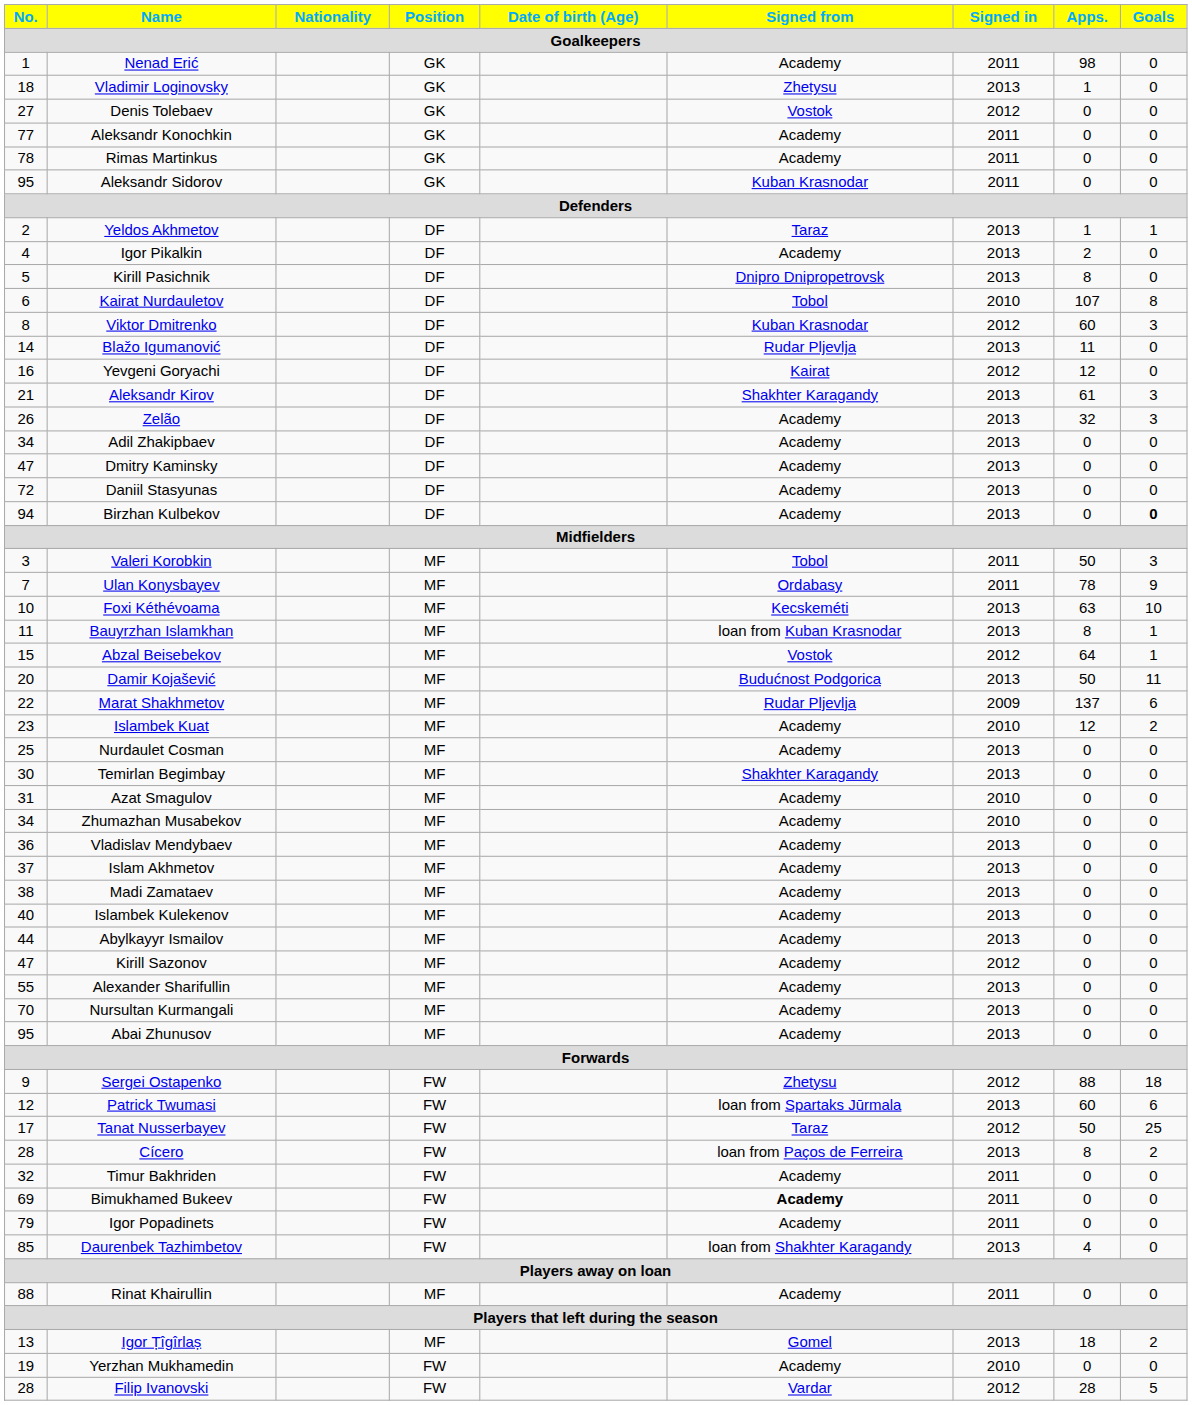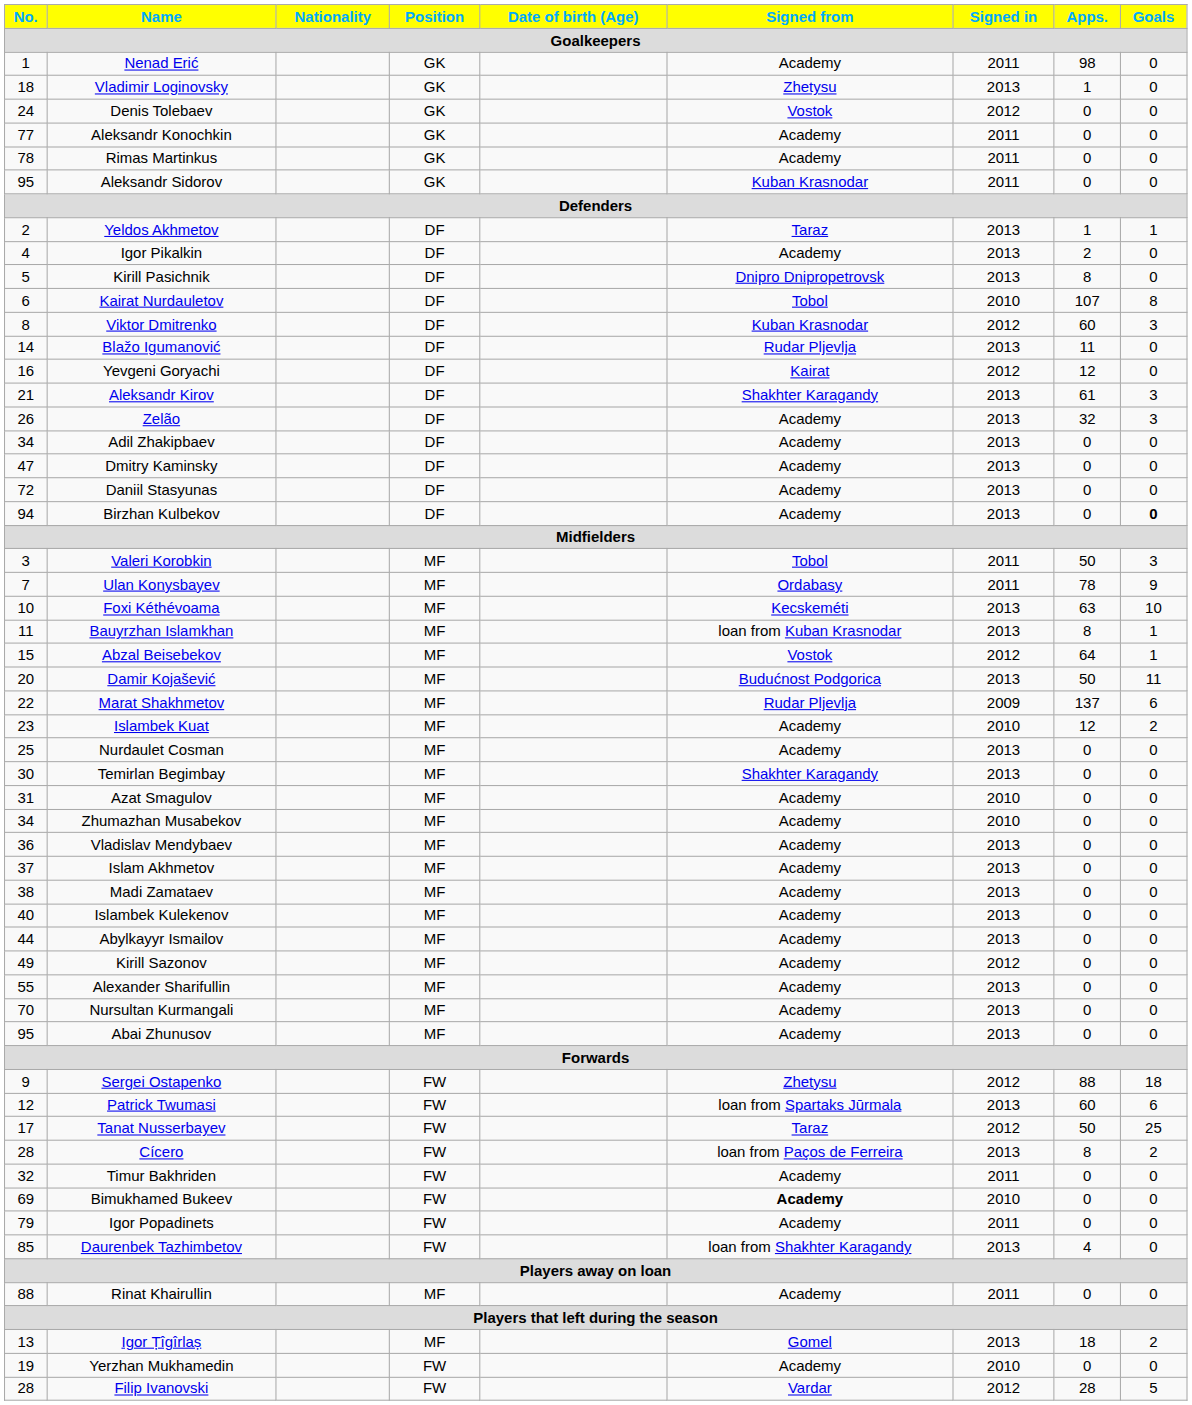(26, 111) 27 -> (26, 111) 24
(26, 963) 47 -> (26, 963) 49
(1004, 1200) 2011 -> (1004, 1200) 2010
